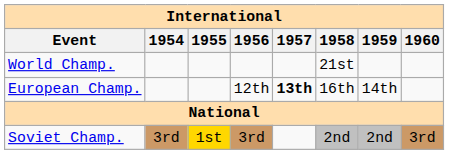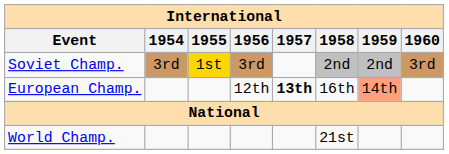rows swapped: (61, 65) <-> (66, 137)
(380, 89) no background -> (380, 89) lightsalmon background
